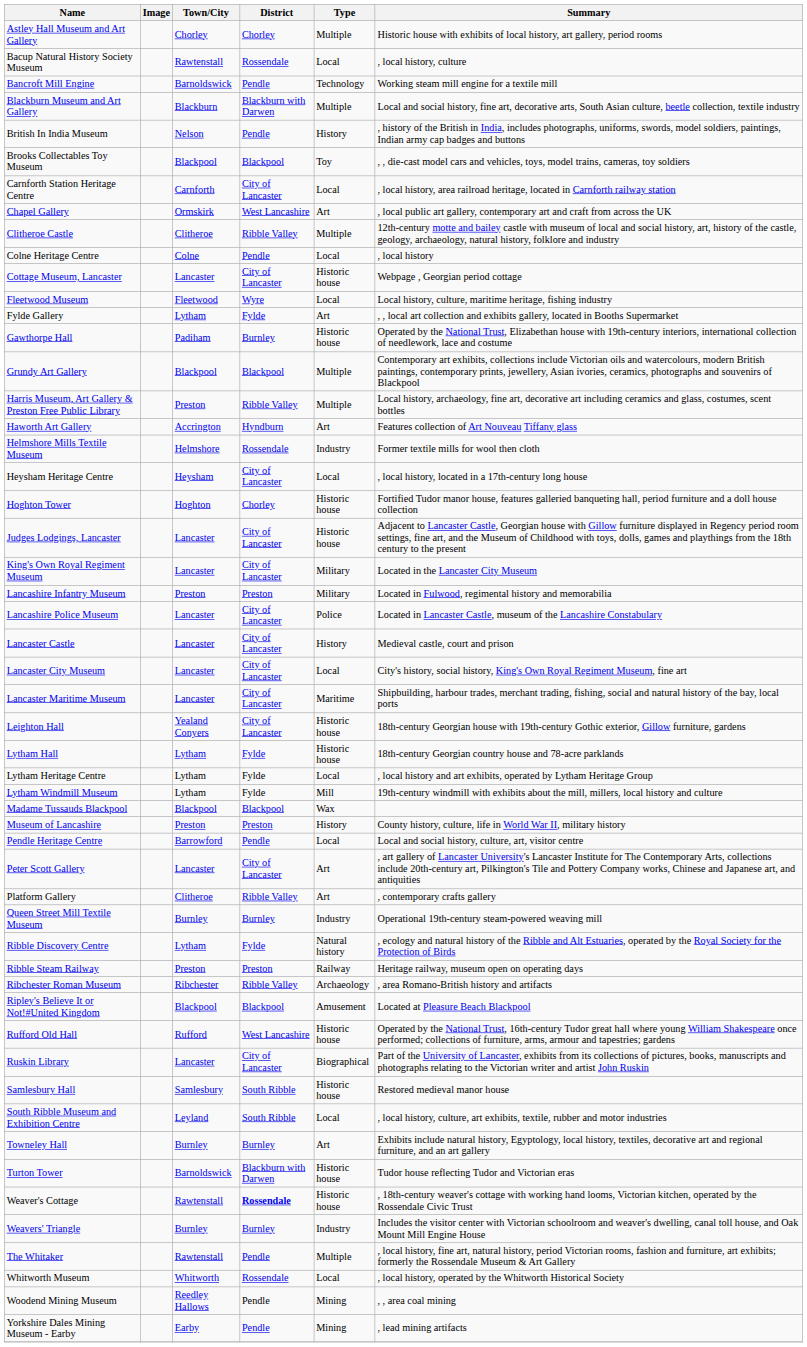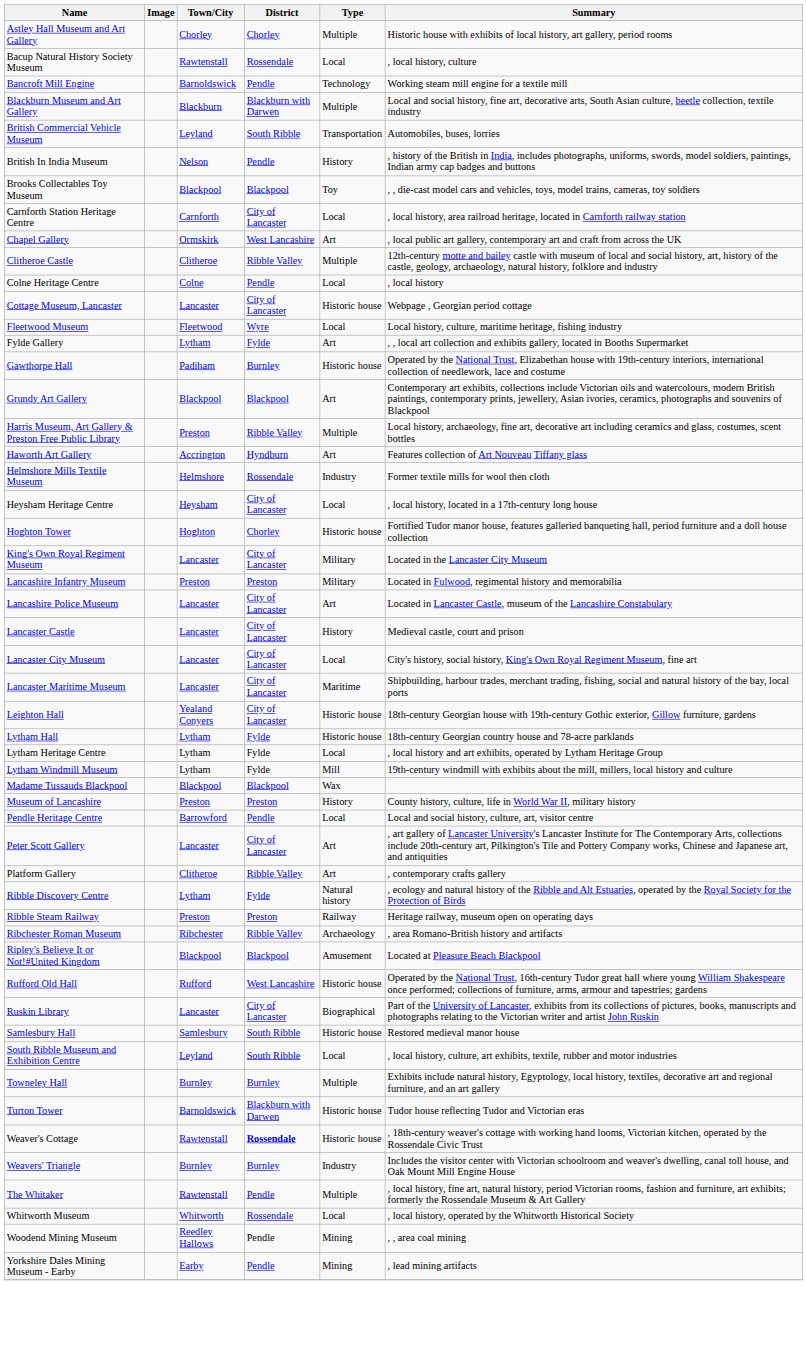+ row: (64, 134)
(334, 371) Multiple -> (329, 399) Art
- row: (64, 537)
(329, 615) Police -> (329, 603) Art
- row: (59, 918)
(323, 1145) Art -> (340, 1083) Multiple
